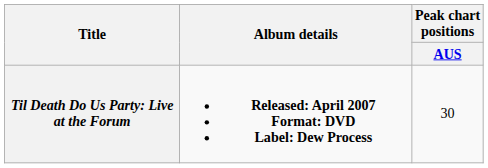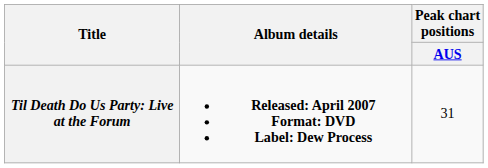(448, 114) 30 -> (448, 114) 31
